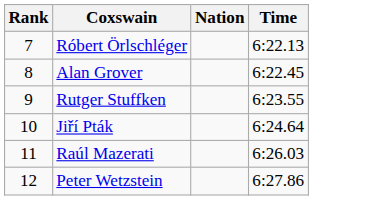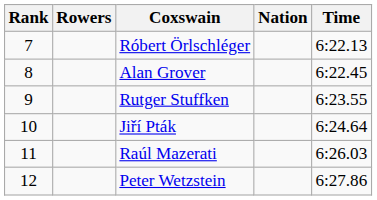+ column: (84, 18)
